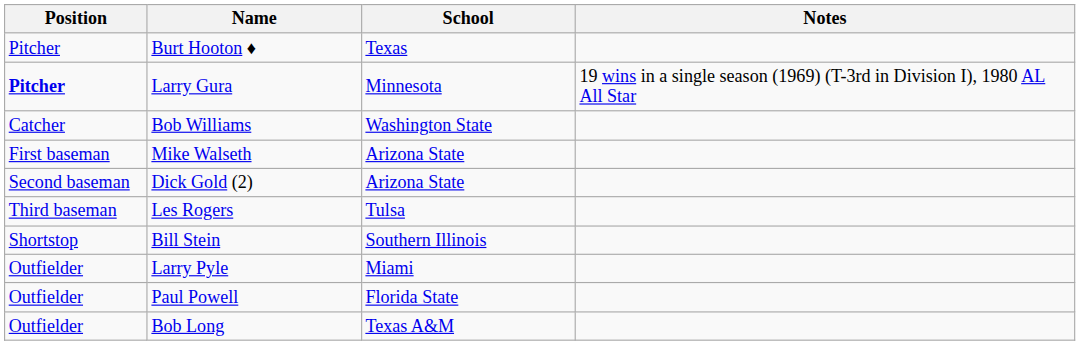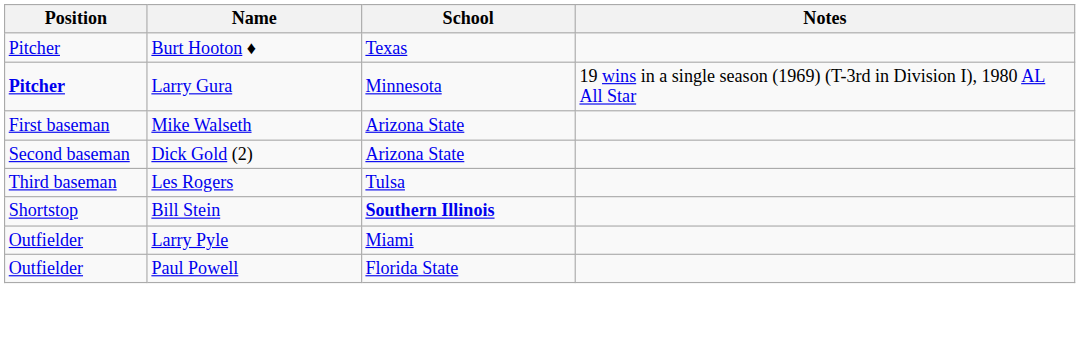- row: (201, 125)
(426, 239) normal -> (430, 211) bold
- row: (188, 325)
